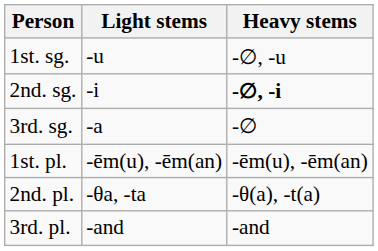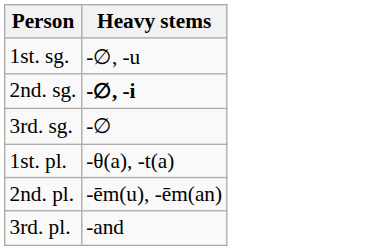- column: (154, 21)
(300, 160) -ēm(u), -ēm(an) -> (130, 160) -θ(a), -t(a)
(276, 194) -θ(a), -t(a) -> (154, 194) -ēm(u), -ēm(an)
